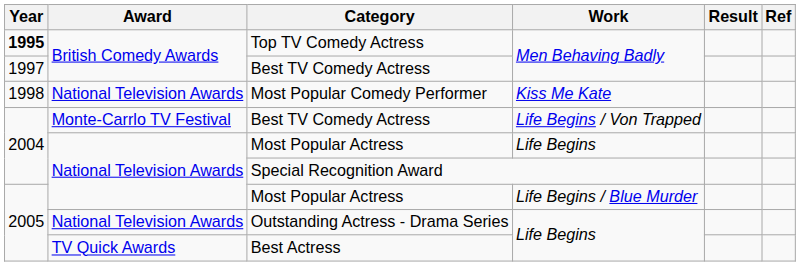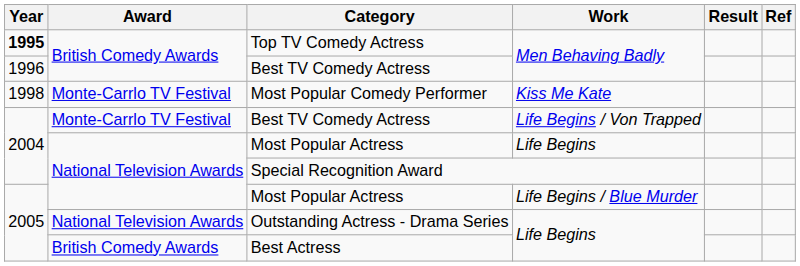(26, 68) 1997 -> (26, 68) 1996
(147, 94) National Television Awards -> (141, 94) Monte-Carrlo TV Festival
(113, 247) TV Quick Awards -> (135, 247) British Comedy Awards
